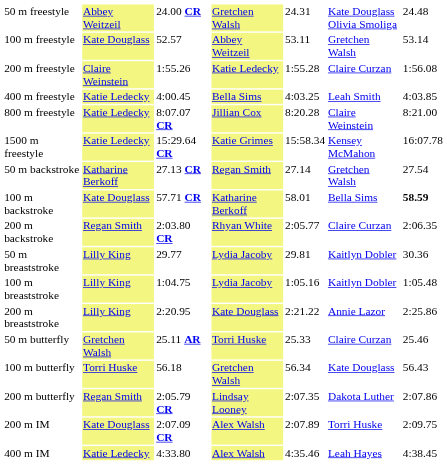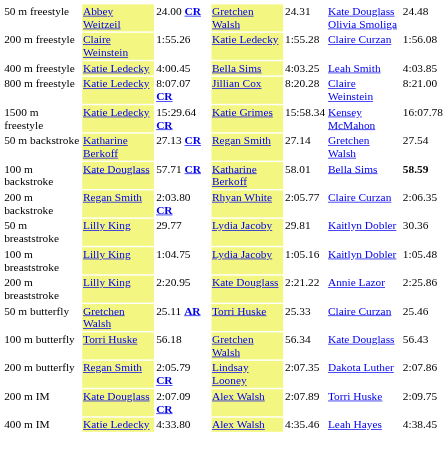- row: (39, 40)
